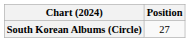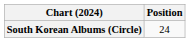(165, 29) 27 -> (165, 29) 24
